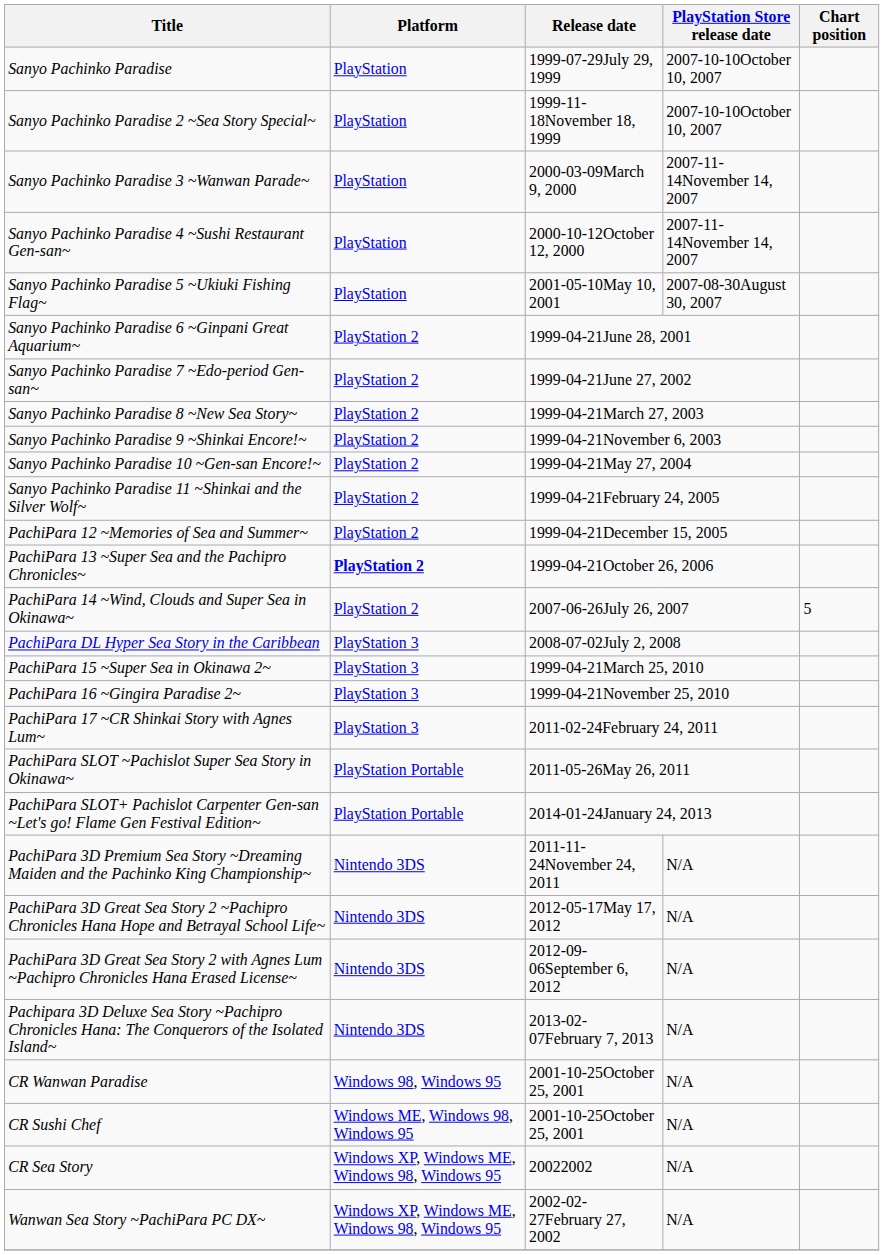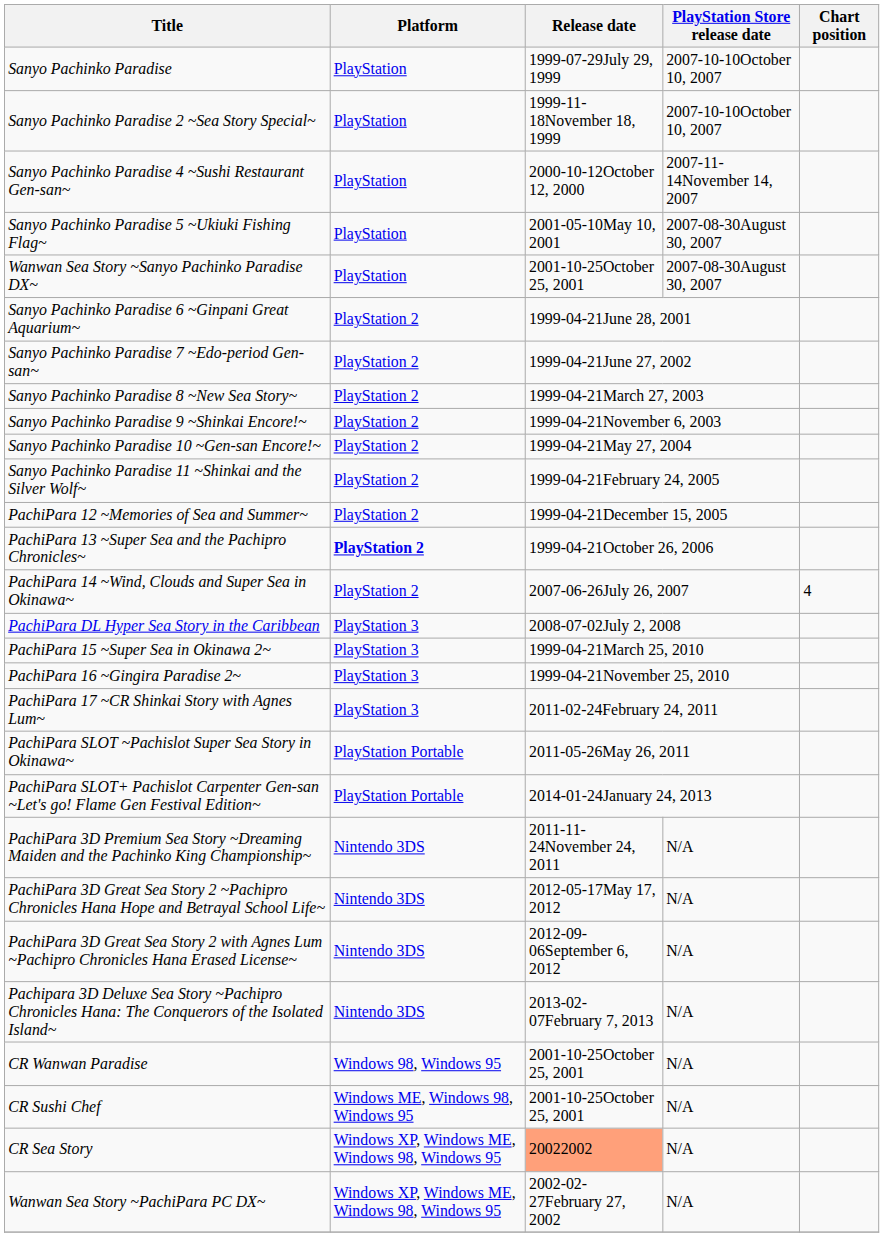- row: (159, 181)
+ row: (155, 276)
(808, 609) 5 -> (808, 591) 4
(561, 1167) no background -> (561, 1149) lightsalmon background
